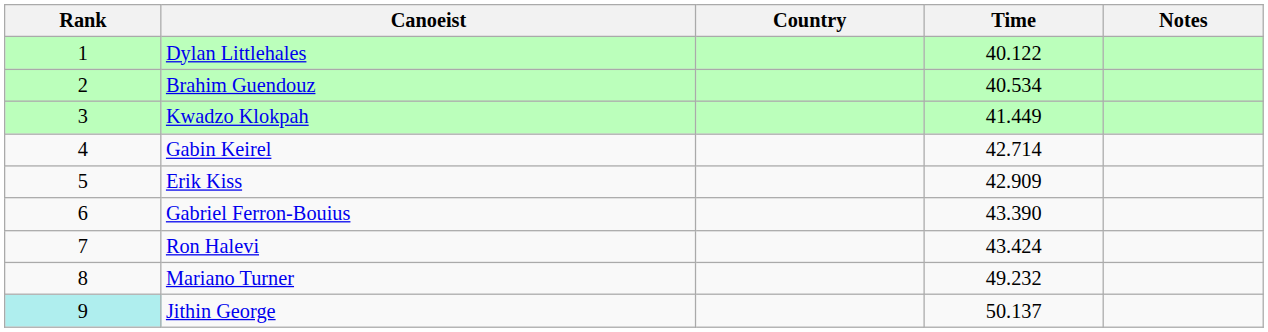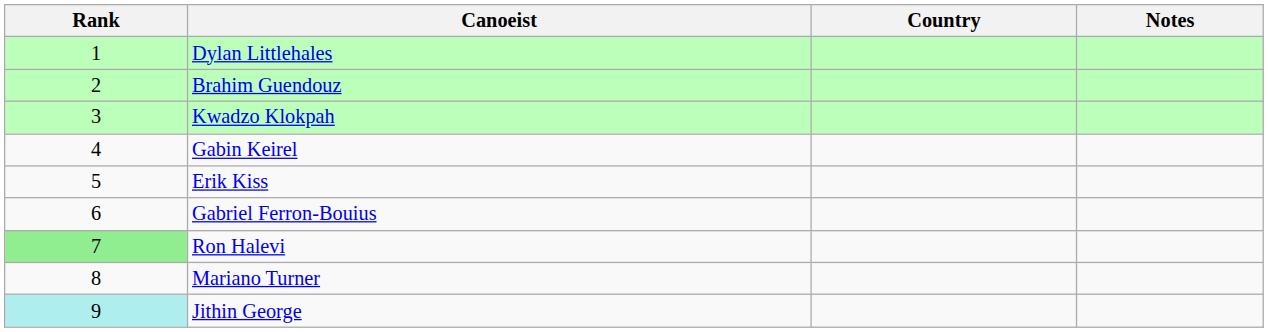- column: (1014, 20)
(83, 246) no background -> (96, 246) lightgreen background
